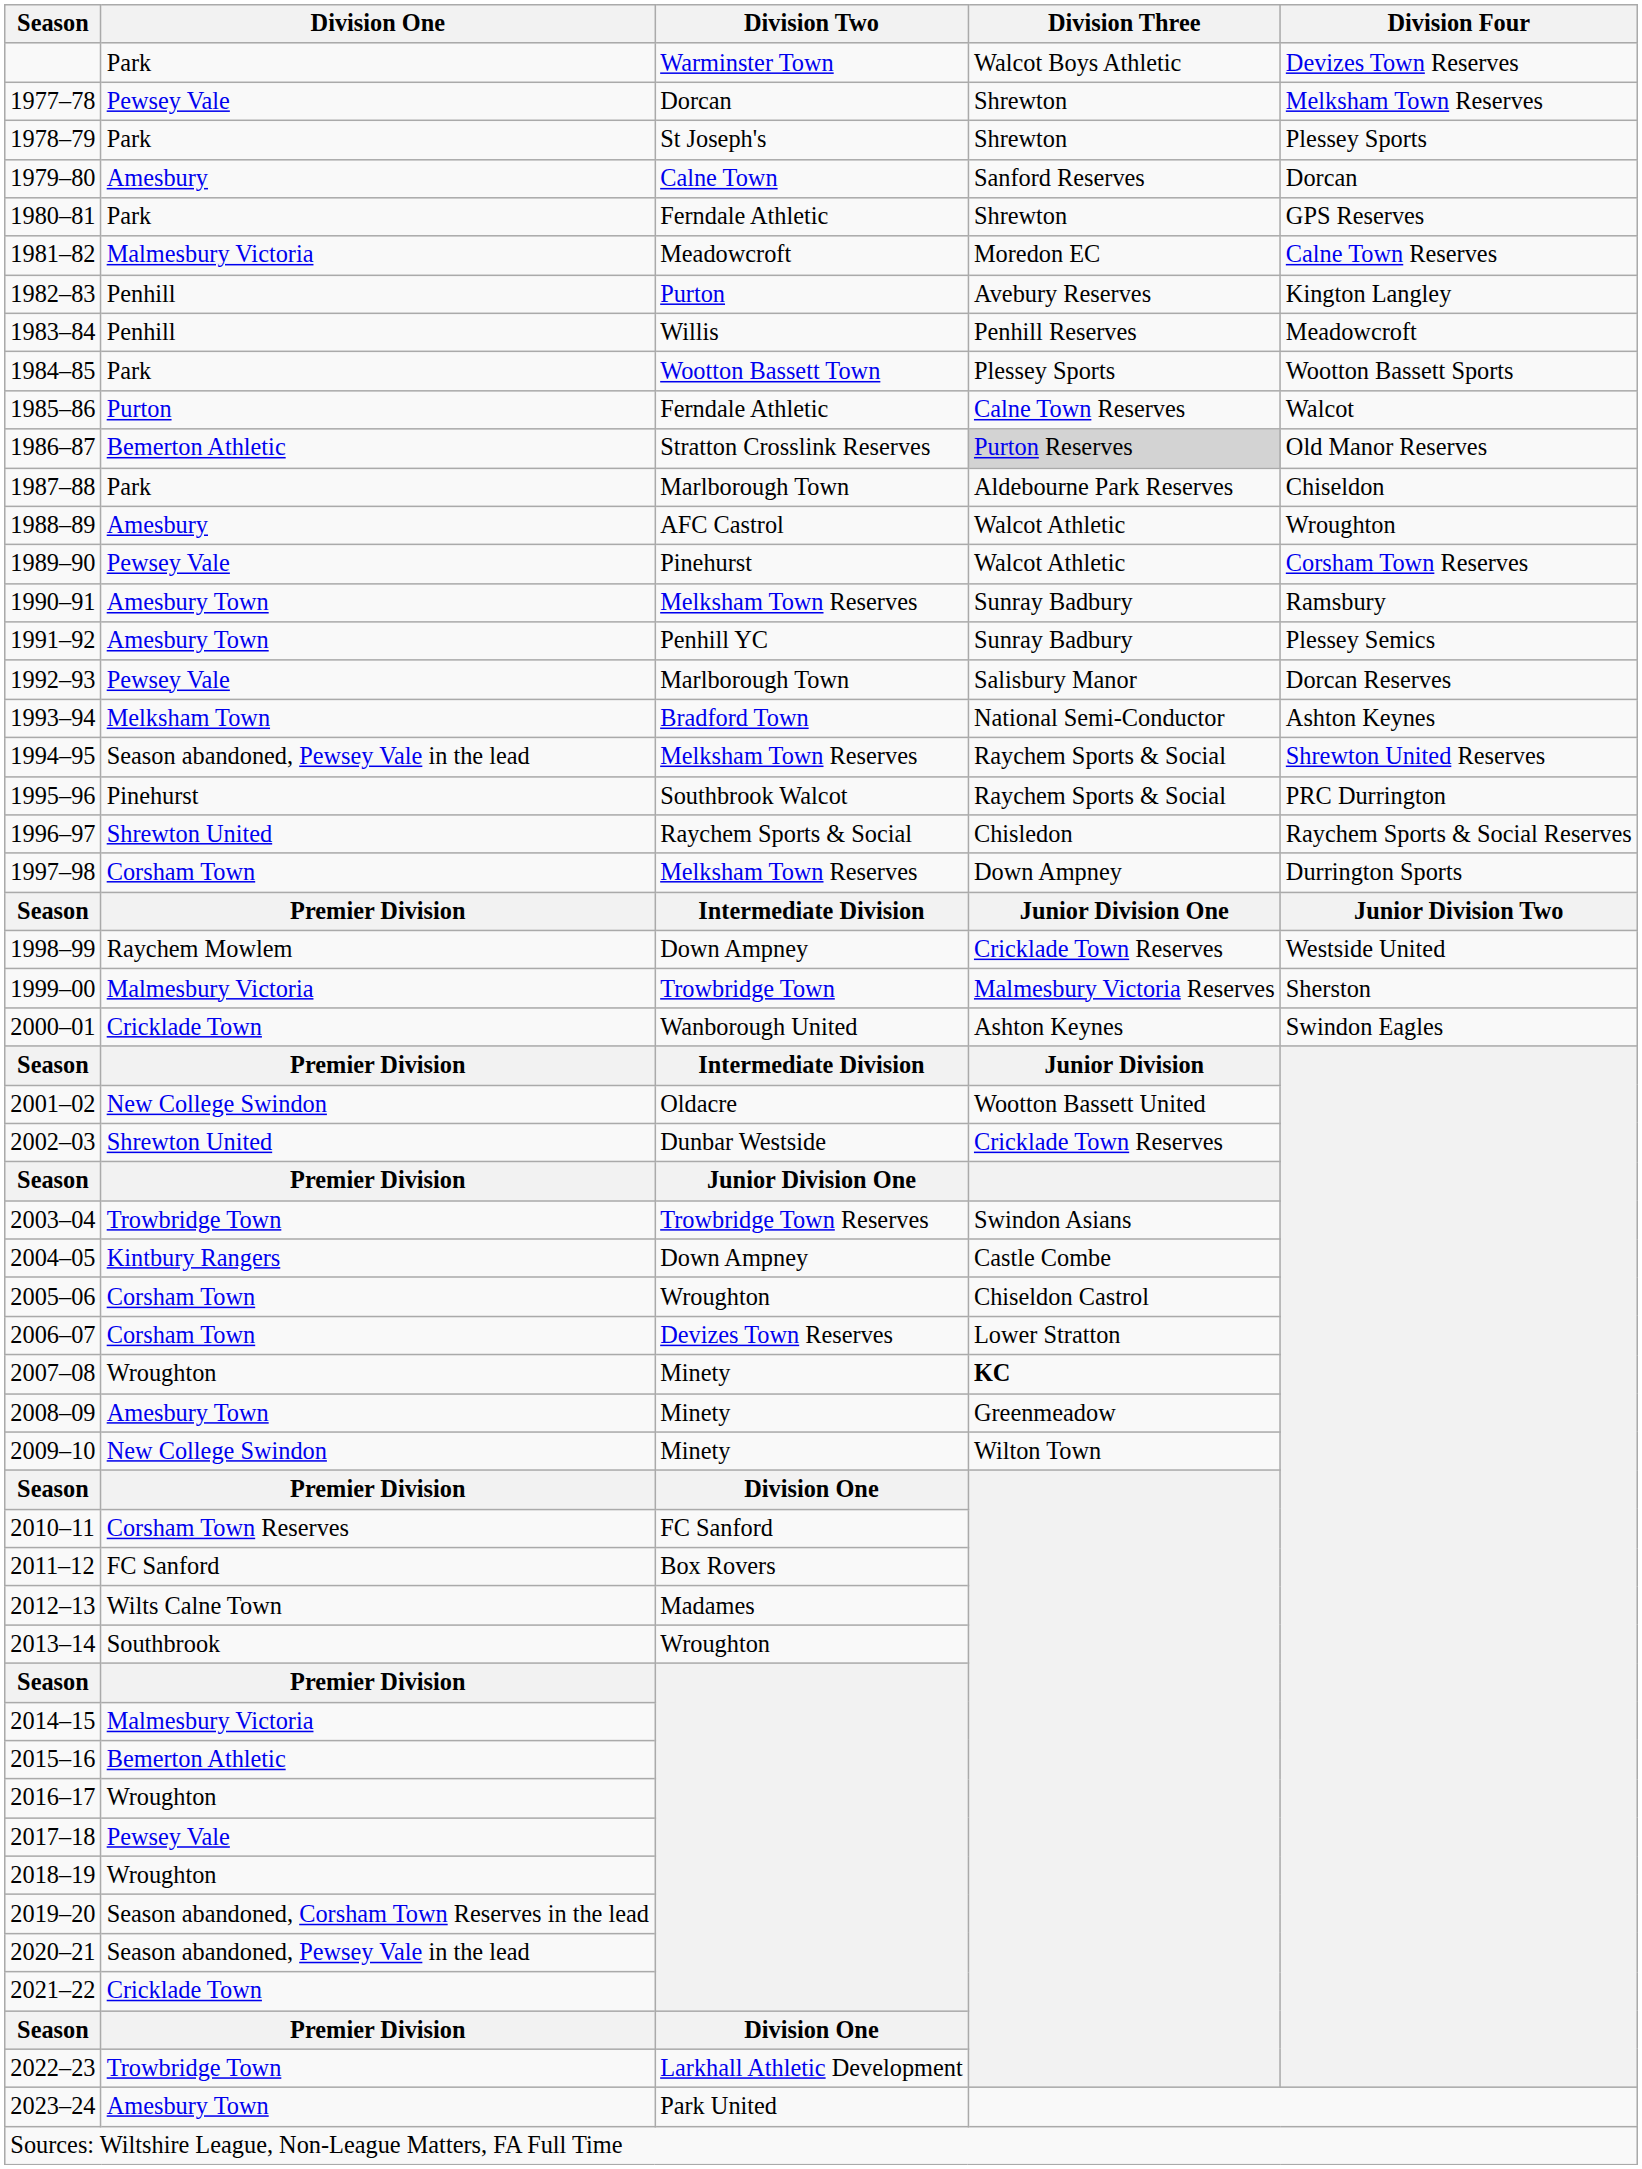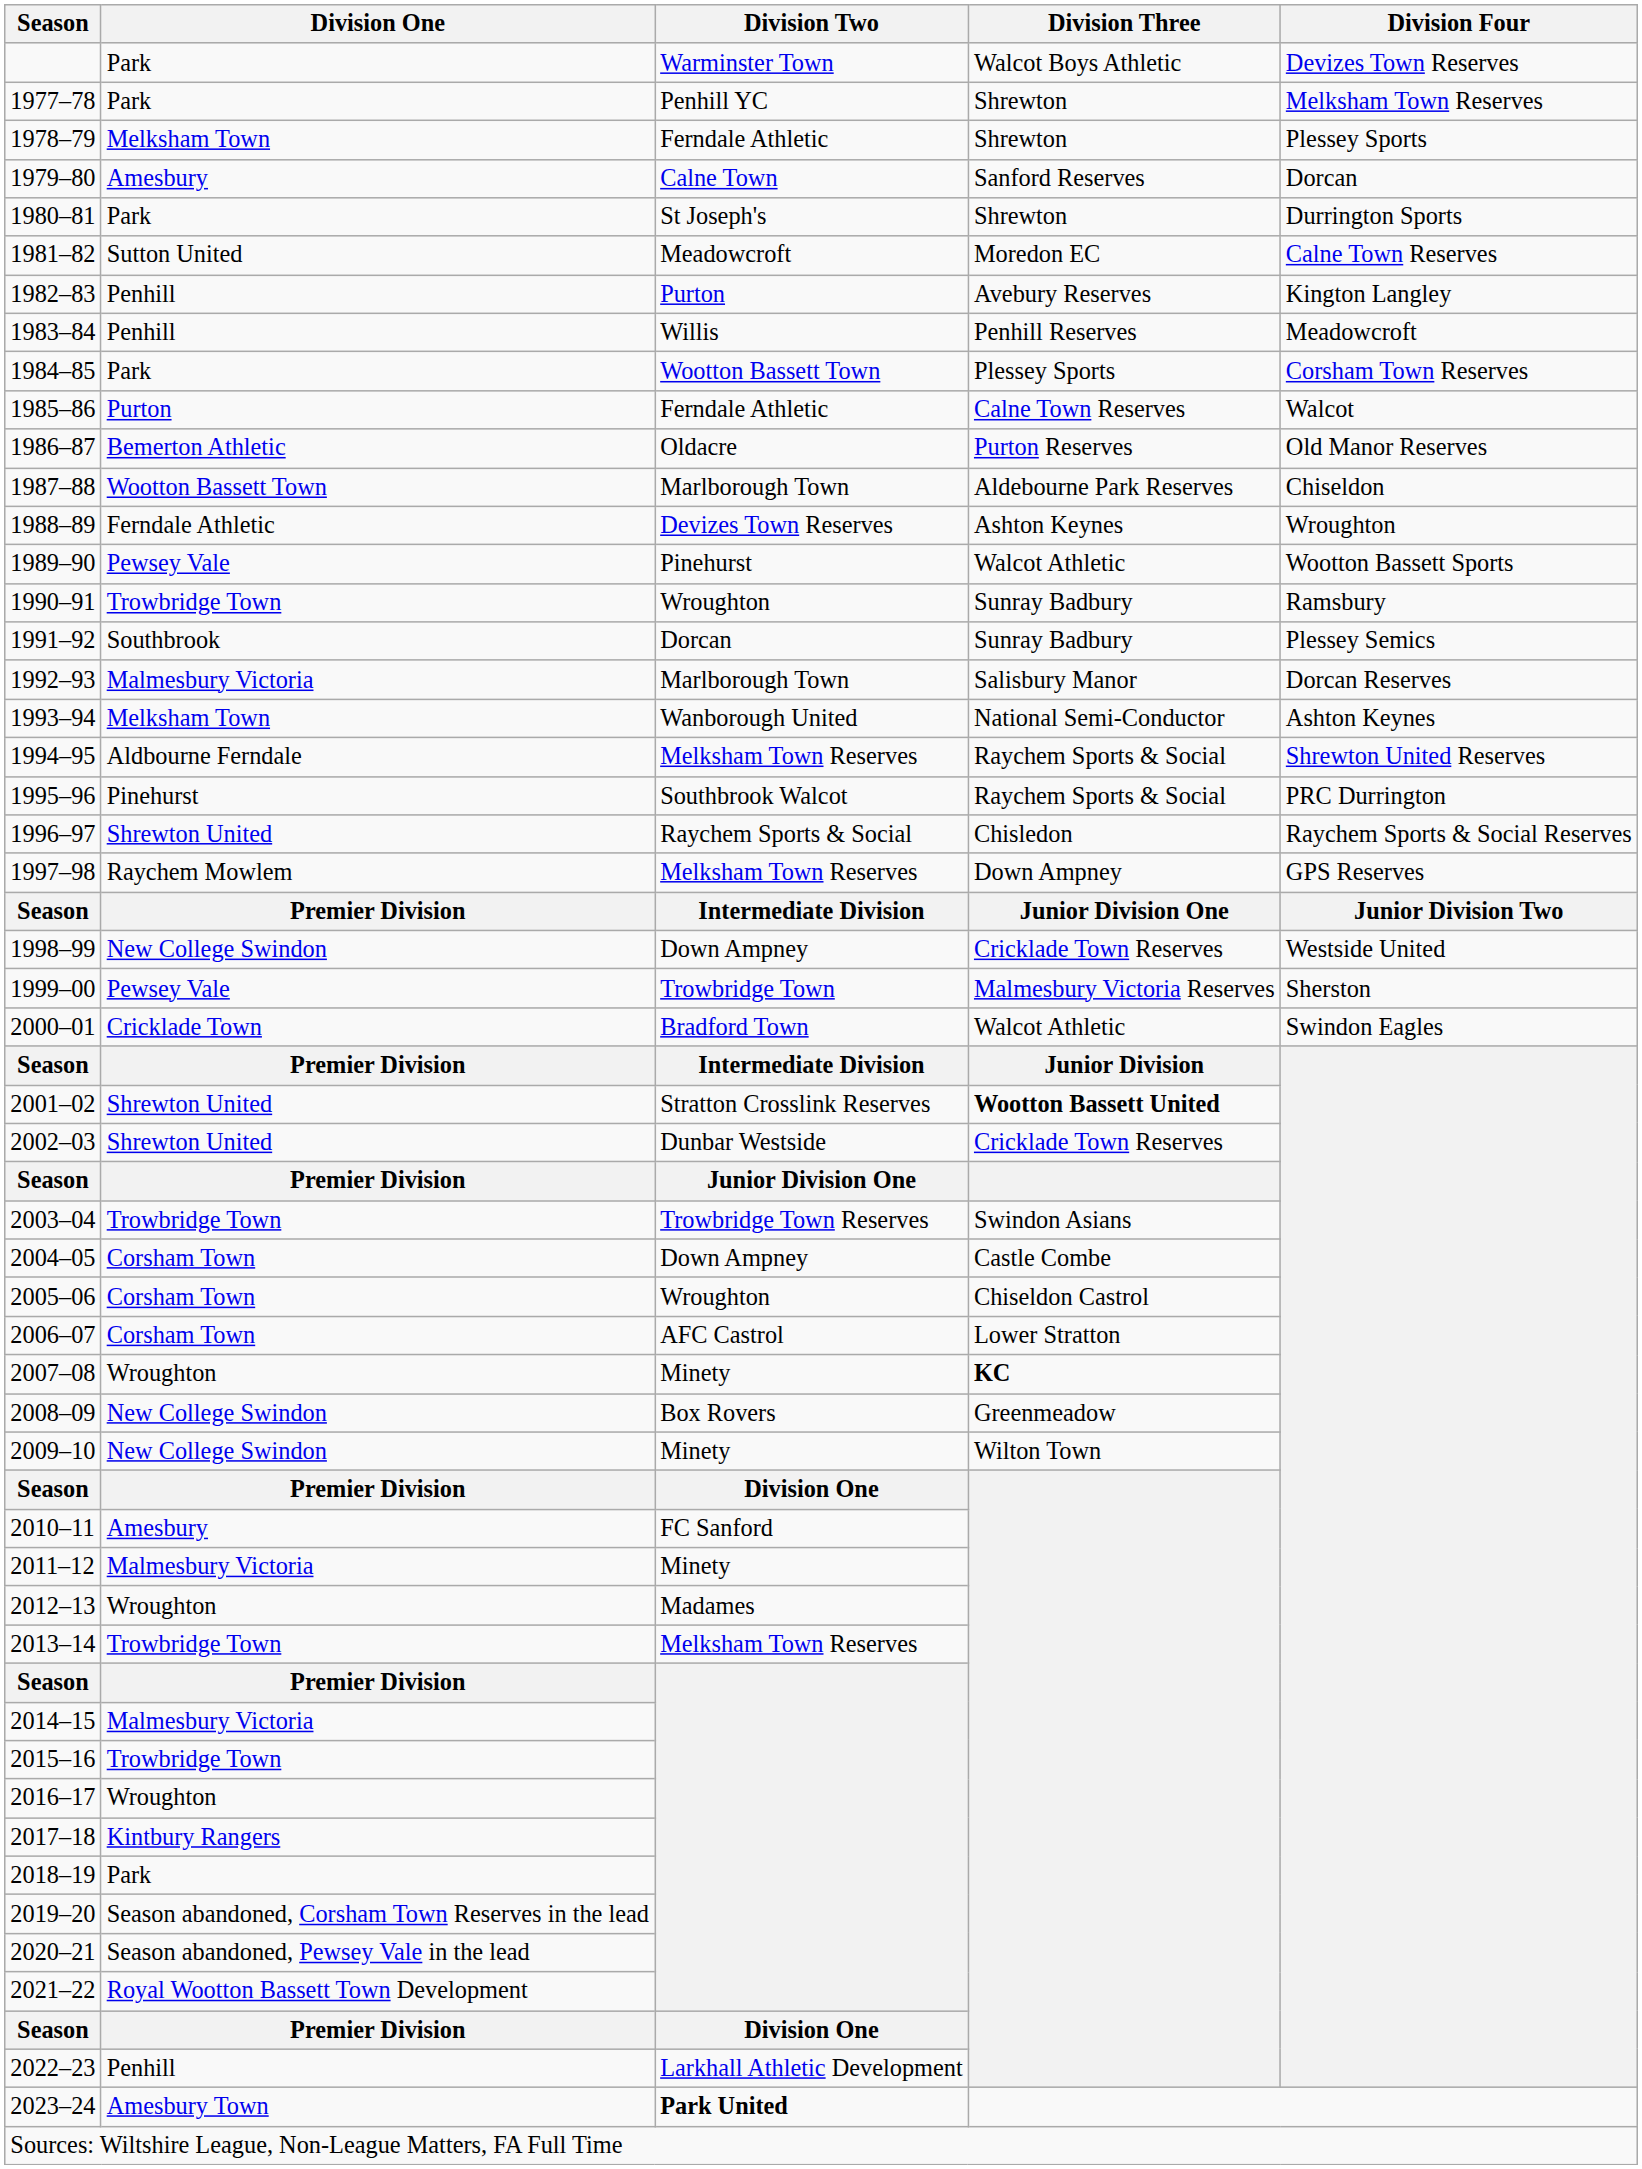(168, 100) Pewsey Vale -> (129, 100) Park
(696, 100) Dorcan -> (714, 100) Penhill YC
(129, 139) Park -> (188, 139) Melksham Town
(713, 139) St Joseph's -> (744, 139) Ferndale Athletic
(744, 216) Ferndale Athletic -> (713, 216) St Joseph's
(1355, 216) GPS Reserves -> (1374, 216) Durrington Sports
(210, 255) Malmesbury Victoria -> (175, 255) Sutton United
(1400, 370) Wootton Bassett Sports -> (1407, 370) Corsham Town Reserves
(795, 448) Stratton Crosslink Reserves -> (699, 448) Oldacre
(1053, 448) lightgrey background -> (1053, 448) no background
(129, 486) Park -> (217, 486) Wootton Bassett Town
(157, 525) Amesbury -> (191, 525) Ferndale Athletic
(722, 525) AFC Castrol -> (777, 525) Devizes Town Reserves
(1050, 525) Walcot Athletic -> (1049, 525) Ashton Keynes
(1407, 563) Corsham Town Reserves -> (1400, 563) Wootton Bassett Sports
(188, 602) Amesbury Town -> (194, 602) Trowbridge Town
(789, 602) Melksham Town Reserves -> (715, 602) Wroughton
(188, 640) Amesbury Town -> (163, 640) Southbrook
(714, 640) Penhill YC -> (696, 640) Dorcan
(168, 679) Pewsey Vale -> (210, 679) Malmesbury Victoria
(734, 718) Bradford Town -> (759, 718) Wanborough United
(318, 756) Season abandoned, Pewsey Vale in the lead -> (204, 756) Aldbourne Ferndale
(181, 872) Corsham Town -> (200, 872) Raychem Mowlem
(1374, 872) Durrington Sports -> (1355, 872) GPS Reserves
(200, 949) Raychem Mowlem -> (217, 949) New College Swindon
(210, 988) Malmesbury Victoria -> (168, 988) Pewsey Vale
(759, 1026) Wanborough United -> (734, 1026) Bradford Town
(1049, 1026) Ashton Keynes -> (1050, 1026) Walcot Athletic
(217, 1103) New College Swindon -> (189, 1103) Shrewton United
(699, 1103) Oldacre -> (795, 1103) Stratton Crosslink Reserves
(1090, 1103) normal -> (1097, 1103) bold
(193, 1258) Kintbury Rangers -> (181, 1258) Corsham Town
(777, 1335) Devizes Town Reserves -> (722, 1335) AFC Castrol
(188, 1412) Amesbury Town -> (217, 1412) New College Swindon
(695, 1412) Minety -> (718, 1412) Box Rovers
(228, 1528) Corsham Town Reserves -> (157, 1528) Amesbury
(163, 1566) FC Sanford -> (210, 1566) Malmesbury Victoria
(718, 1566) Box Rovers -> (695, 1566) Minety
(194, 1605) Wilts Calne Town -> (162, 1605) Wroughton
(163, 1643) Southbrook -> (194, 1643) Trowbridge Town
(715, 1643) Wroughton -> (789, 1643) Melksham Town Reserves
(196, 1759) Bemerton Athletic -> (194, 1759) Trowbridge Town
(168, 1836) Pewsey Vale -> (193, 1836) Kintbury Rangers
(162, 1875) Wroughton -> (129, 1875) Park
(184, 1990) Cricklade Town -> (317, 1990) Royal Wootton Bassett Town Development
(194, 2067) Trowbridge Town -> (141, 2067) Penhill
(719, 2106) normal -> (724, 2106) bold
